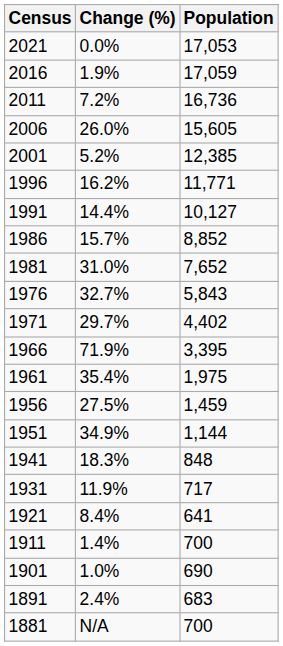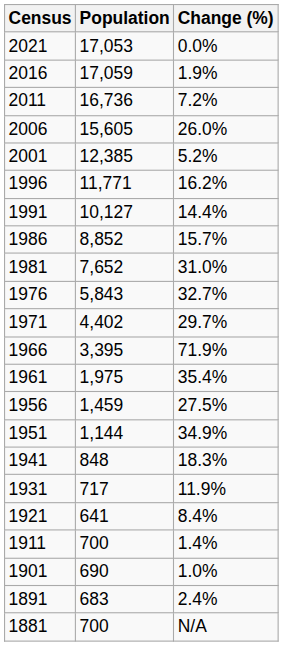columns swapped: (229, 18) <-> (128, 18)
